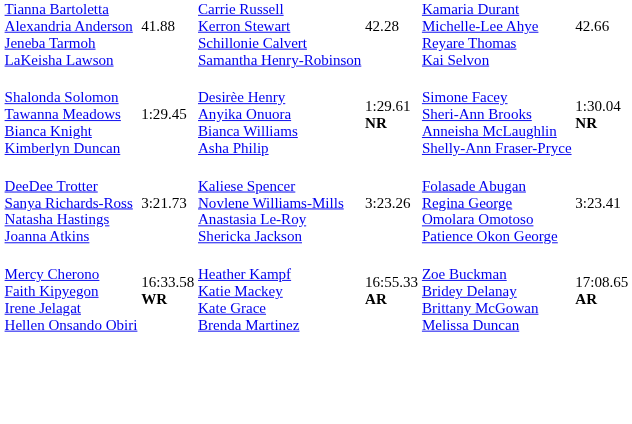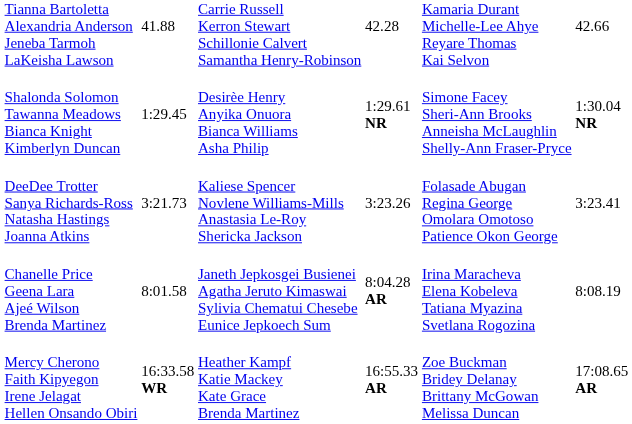+ row: (55, 299)
